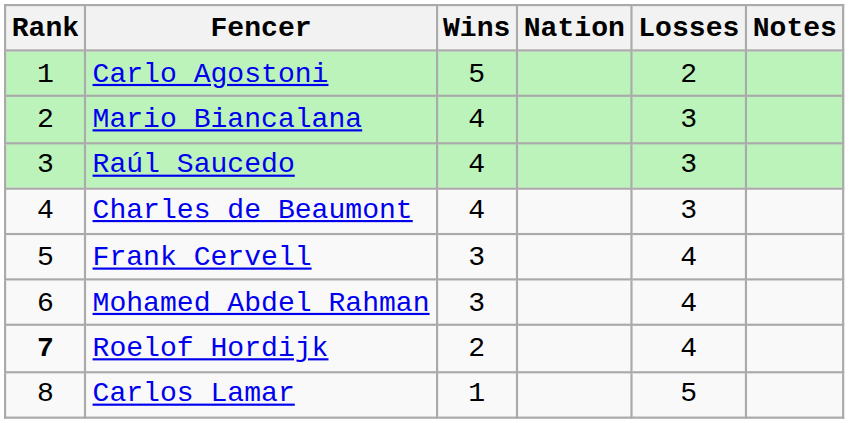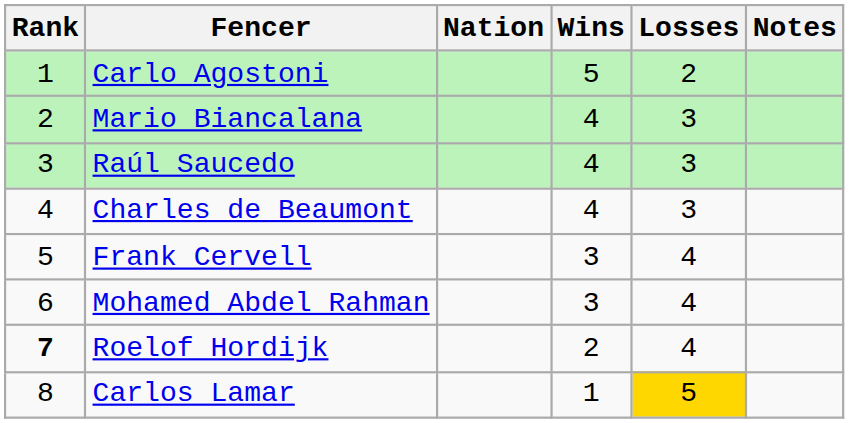columns swapped: (574, 28) <-> (477, 28)
(689, 394) no background -> (689, 394) gold background
